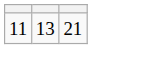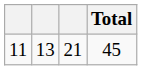+ column: (112, 19)
